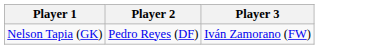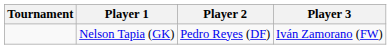+ column: (40, 14)
